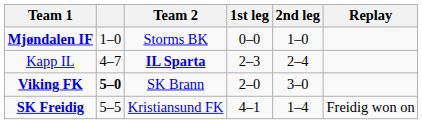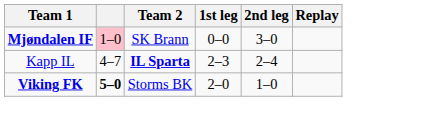(110, 38) no background -> (110, 38) pink background
(176, 38) Storms BK -> (160, 38) SK Brann
(298, 38) 1–0 -> (267, 38) 3–0
(176, 84) SK Brann -> (160, 84) Storms BK
(298, 84) 3–0 -> (267, 84) 1–0
- row: (50, 107)
